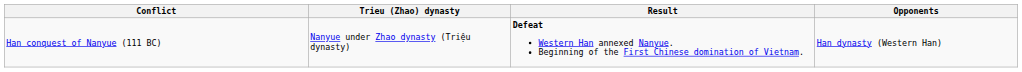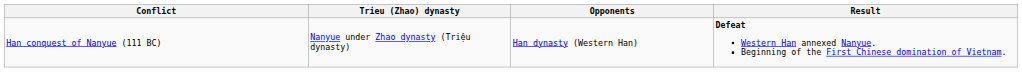columns swapped: (916, 11) <-> (663, 11)
